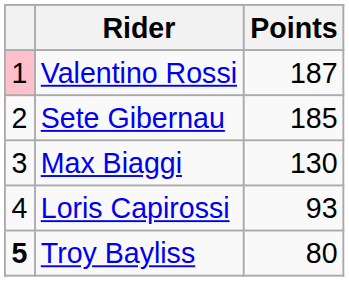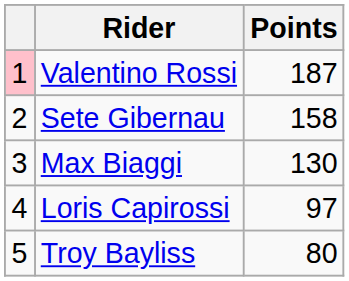(314, 118) 185 -> (314, 118) 158
(322, 209) 93 -> (322, 209) 97
(20, 254) bold -> (20, 254) normal
